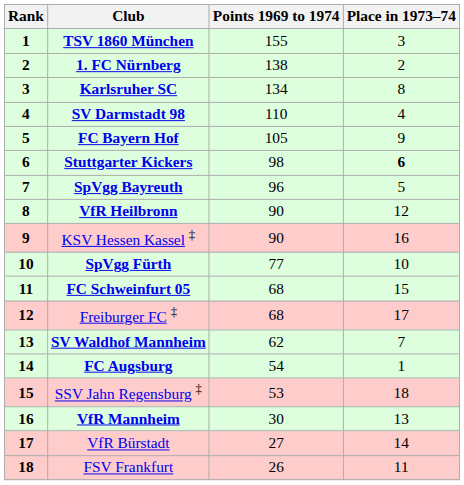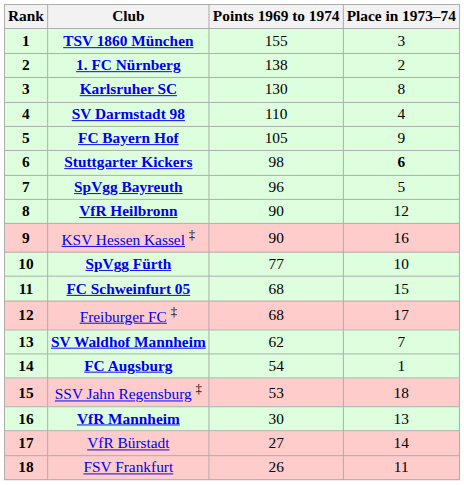(276, 89) 134 -> (276, 89) 130
